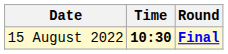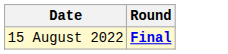- column: (151, 16)
